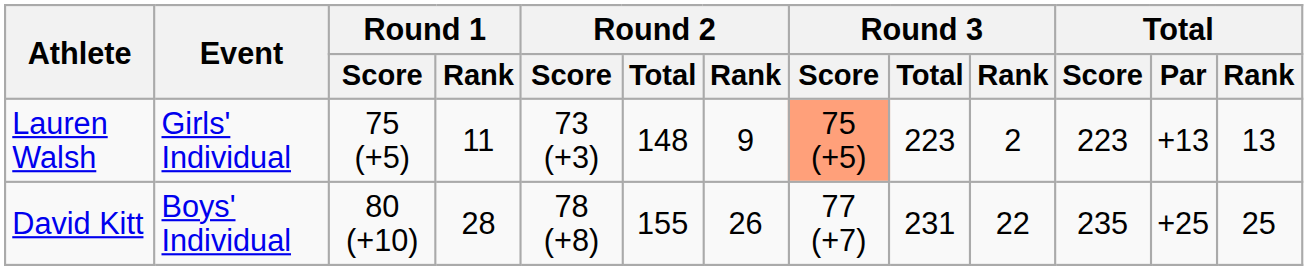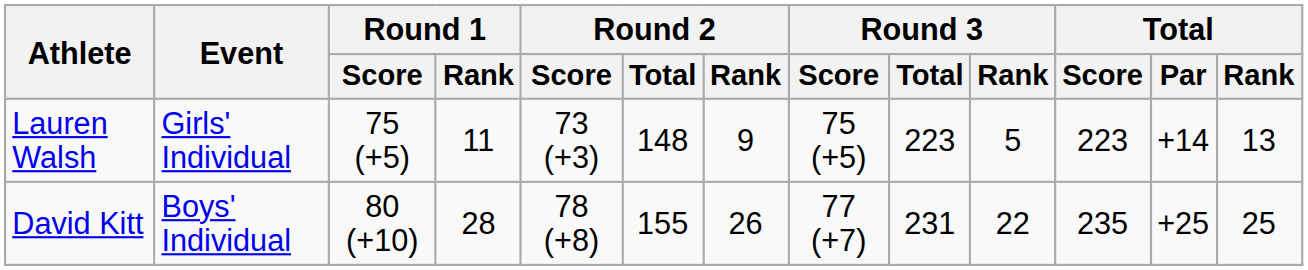(839, 141) lightsalmon background -> (839, 141) no background
(1013, 141) 2 -> (1013, 141) 5
(1183, 141) +13 -> (1183, 141) +14
